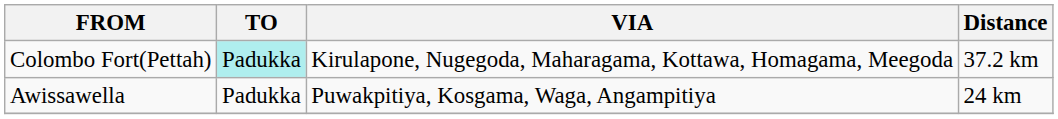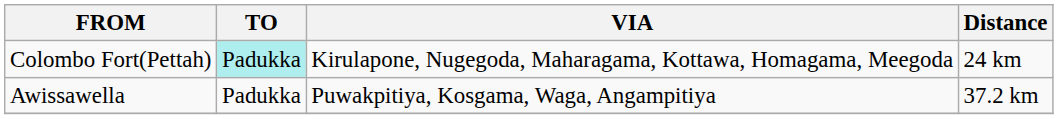(1001, 58) 37.2 km -> (993, 58) 24 km
(993, 95) 24 km -> (1001, 95) 37.2 km
